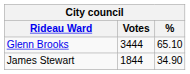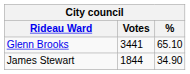(132, 45) 3444 -> (132, 45) 3441
